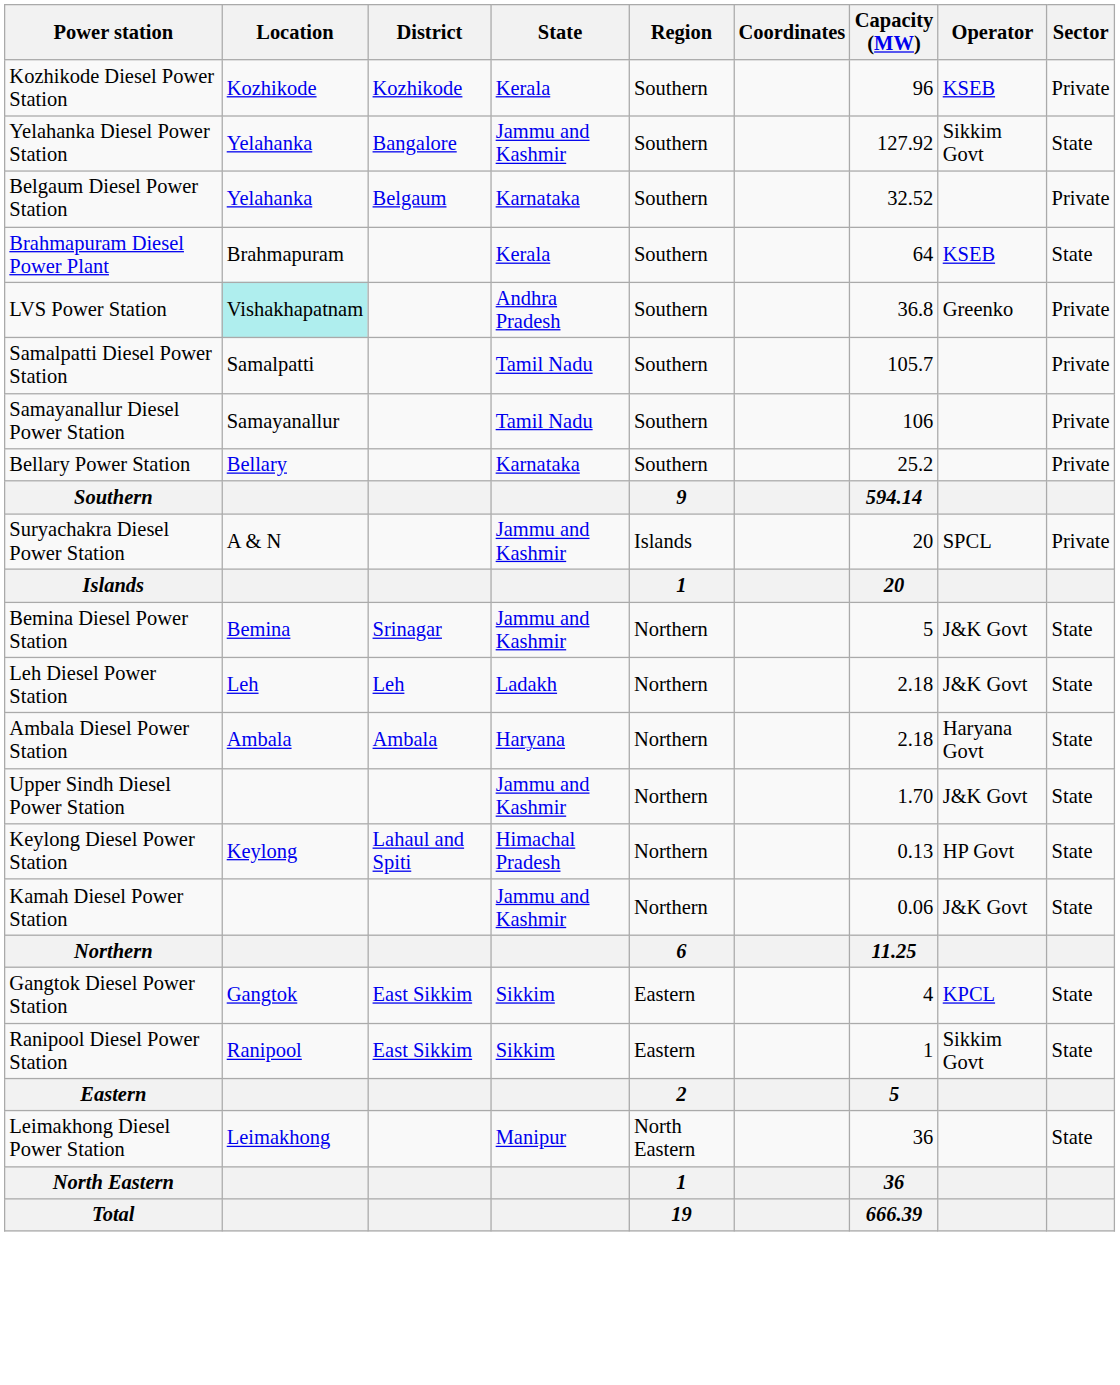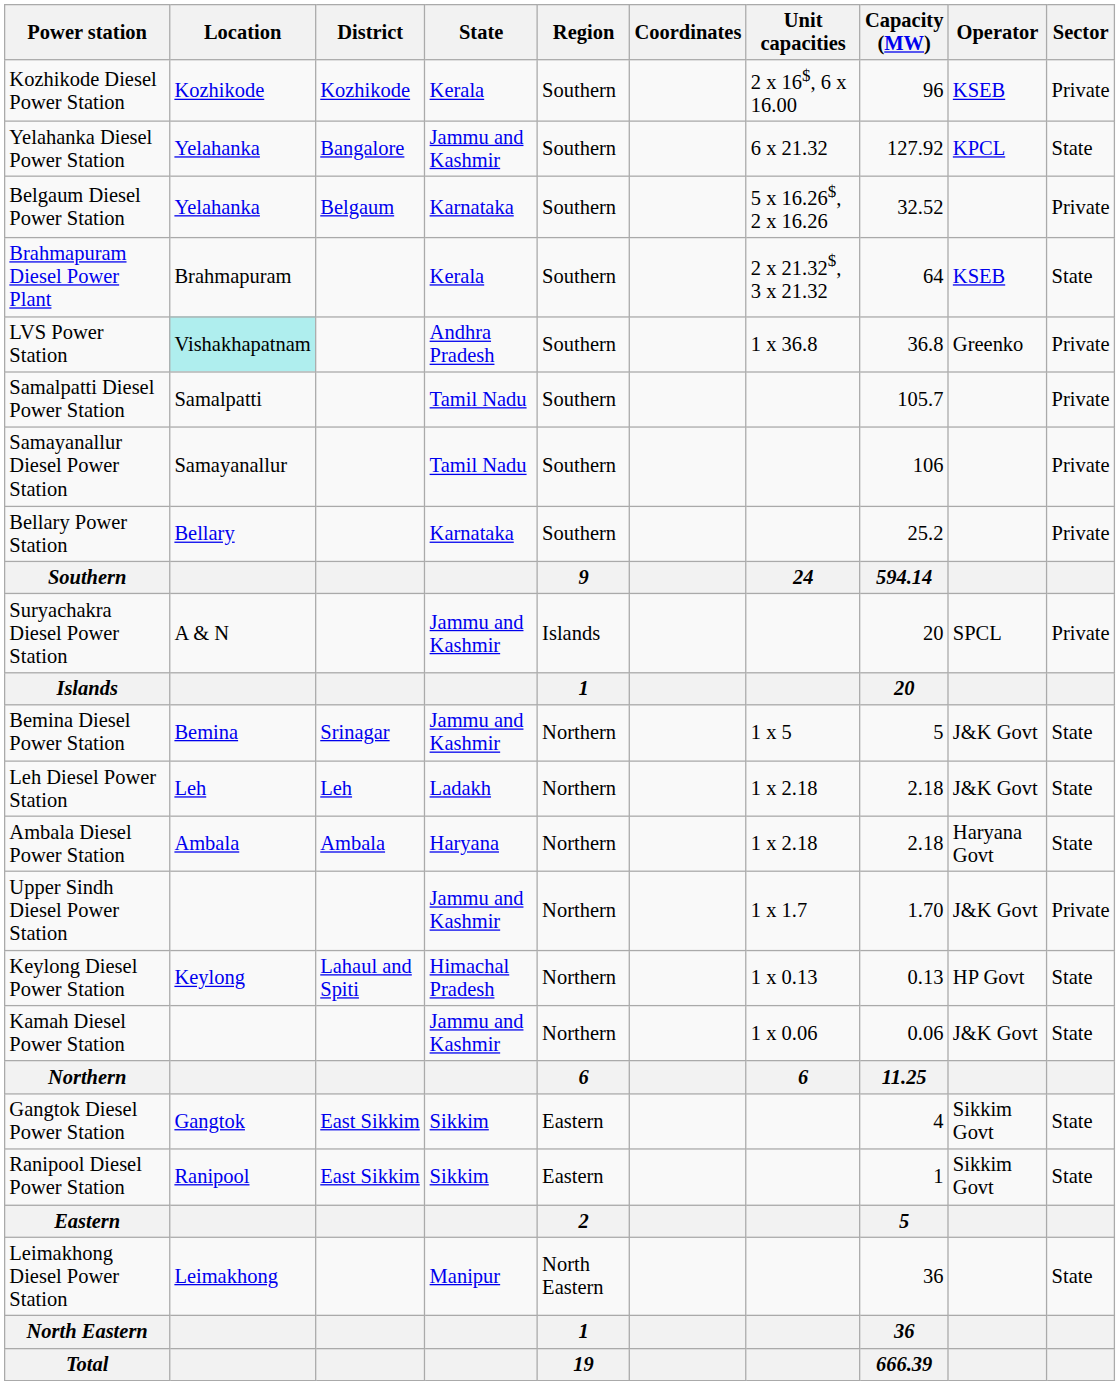+ column: (803, 32)
(972, 143) Sikkim Govt -> (979, 148) KPCL
(1072, 795) State -> (1081, 910) Private
(969, 994) KPCL -> (982, 1121) Sikkim Govt
